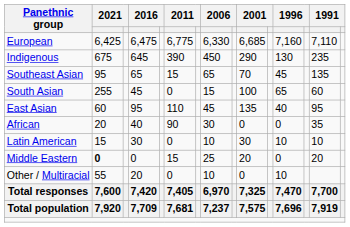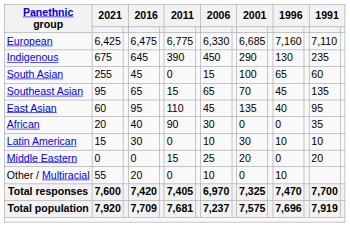rows swapped: (35, 91) <-> (45, 74)
(97, 158) bold -> (97, 158) normal
